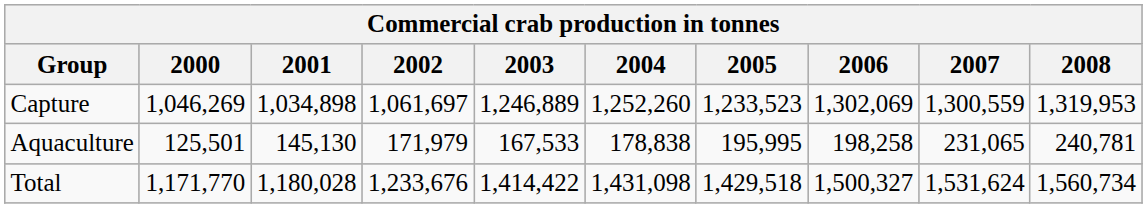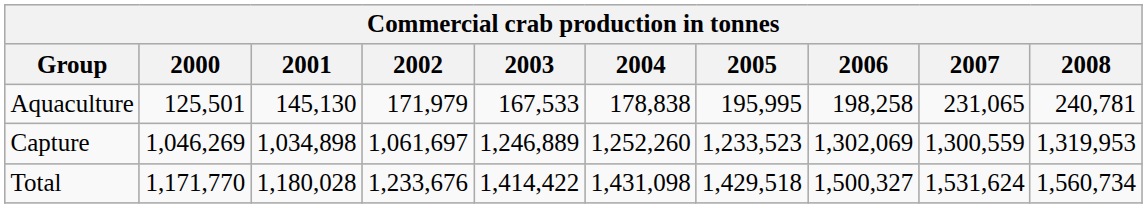rows swapped: (50, 103) <-> (72, 143)
